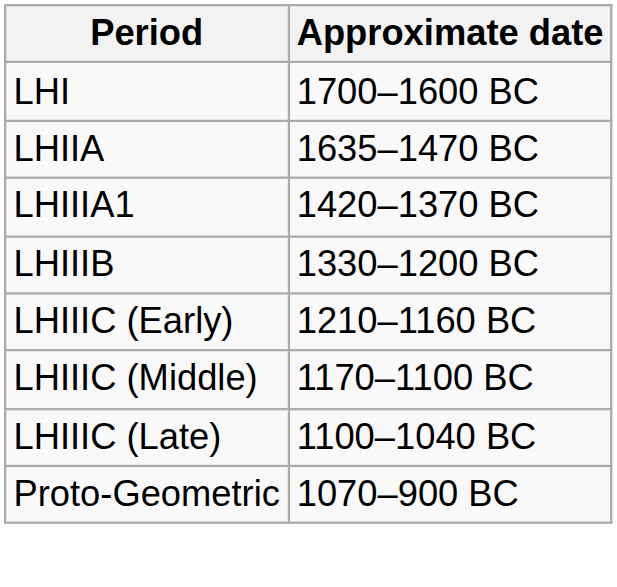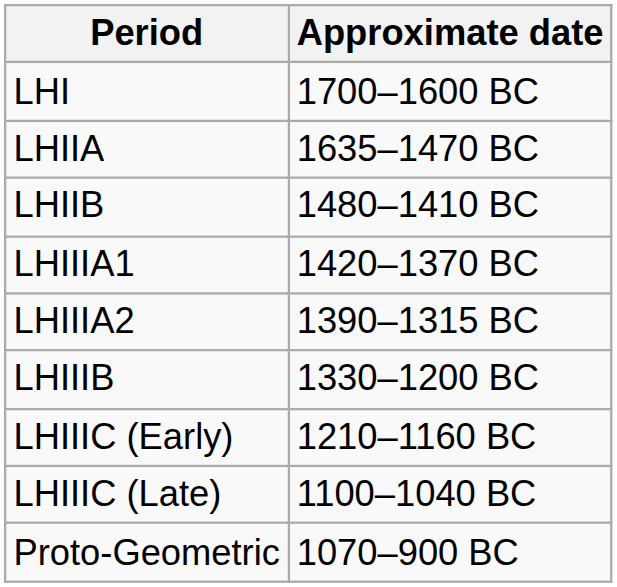+ row: (59, 206)
+ row: (74, 321)
- row: (136, 378)
